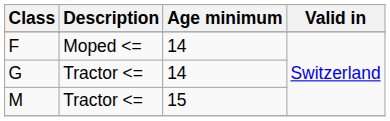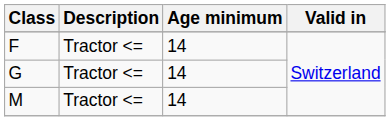(102, 45) Moped <= -> (103, 45) Tractor <=
(177, 101) 15 -> (177, 101) 14
